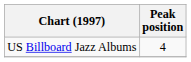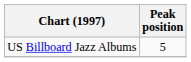(163, 47) 4 -> (163, 47) 5
